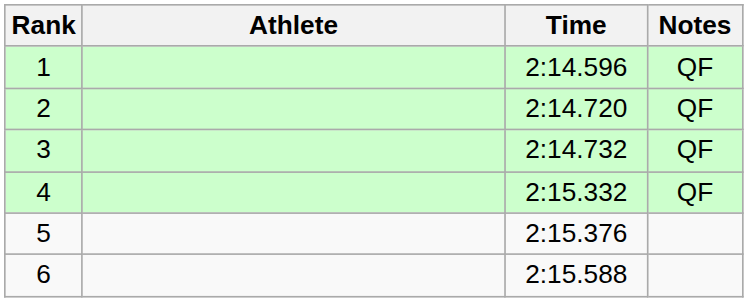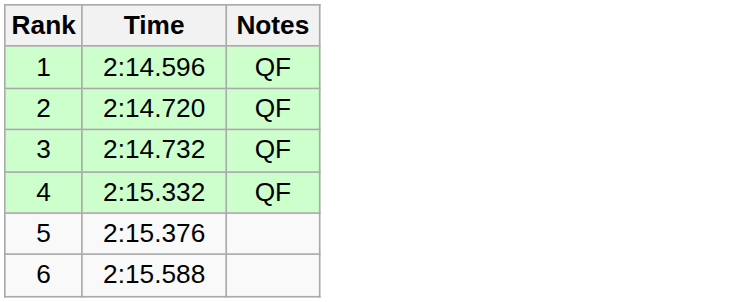- column: (294, 25)
